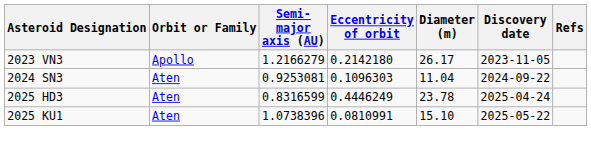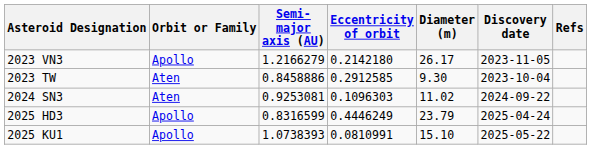+ row: (32, 78)
(437, 78) 11.04 -> (437, 97) 11.02
(166, 97) Aten -> (173, 116) Apollo
(437, 97) 23.78 -> (437, 116) 23.79
(166, 116) Aten -> (173, 135) Apollo
(293, 116) 1.0738396 -> (293, 135) 1.0738393
